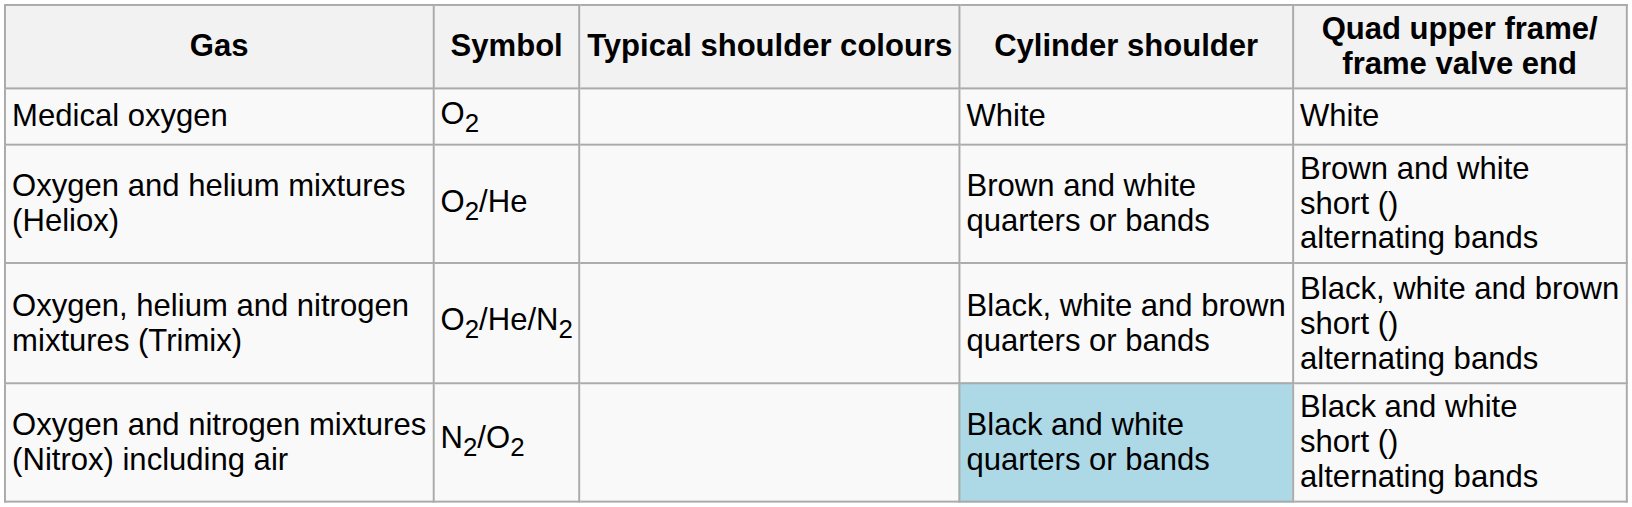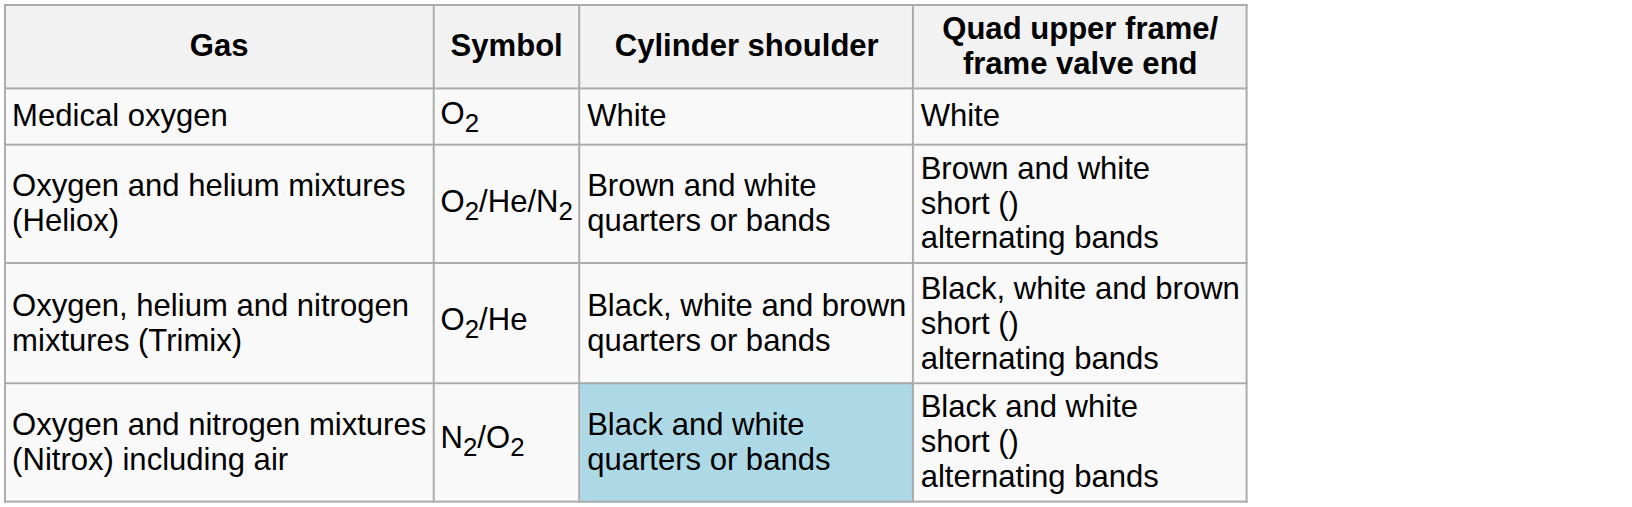- column: (770, 46)
(484, 204) O2/He -> (507, 204) O2/He/N2
(507, 323) O2/He/N2 -> (484, 323) O2/He
